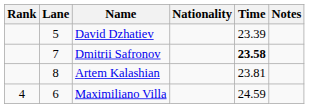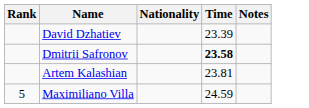- column: (56, 14)
(22, 93) 4 -> (22, 93) 5
